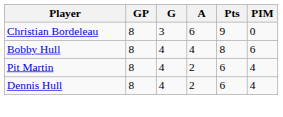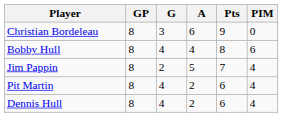+ row: (32, 67)
